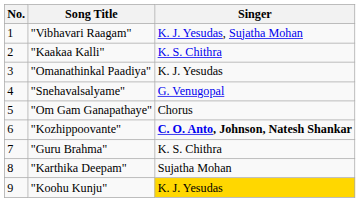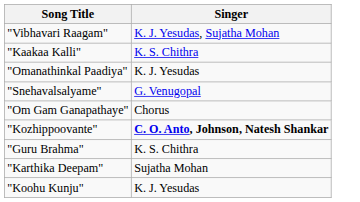- column: (16, 14)
(190, 187) gold background -> (167, 187) no background
